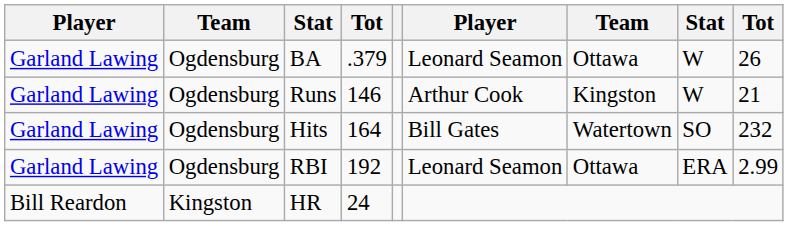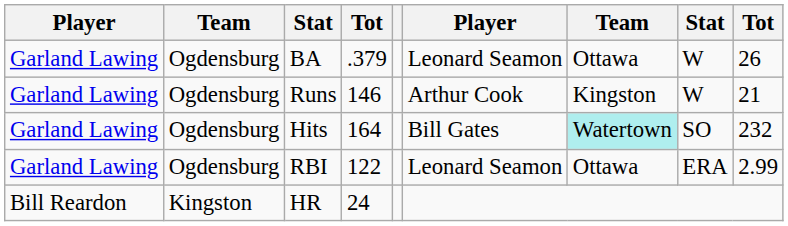(622, 130) no background -> (622, 130) paleturquoise background
(364, 166) 192 -> (364, 166) 122
